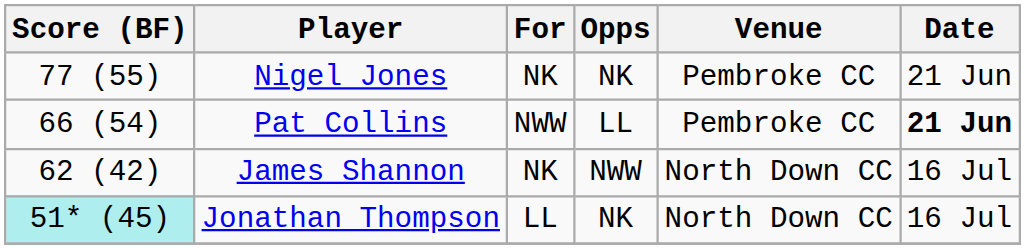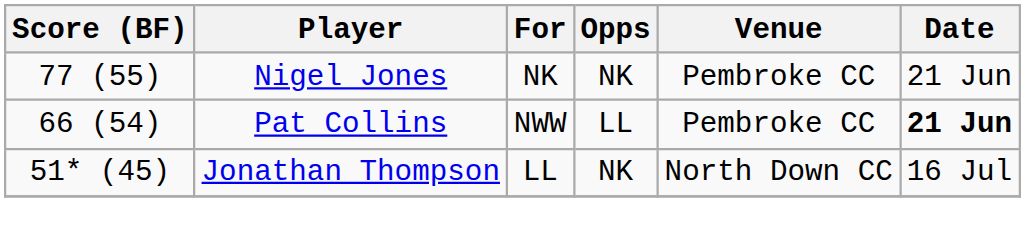- row: (351, 172)
(100, 220) paleturquoise background -> (100, 172) no background
